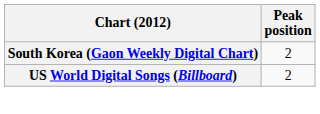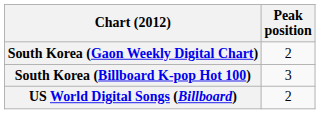+ row: (133, 75)
